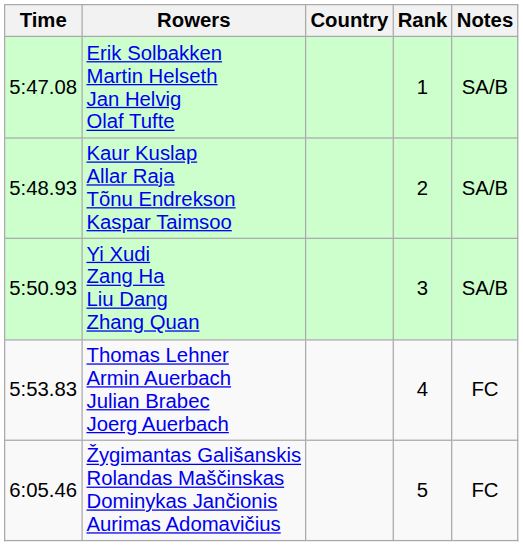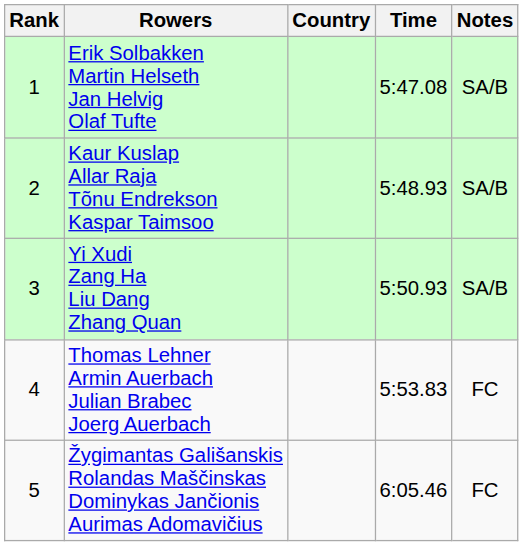columns swapped: (423, 20) <-> (43, 20)
